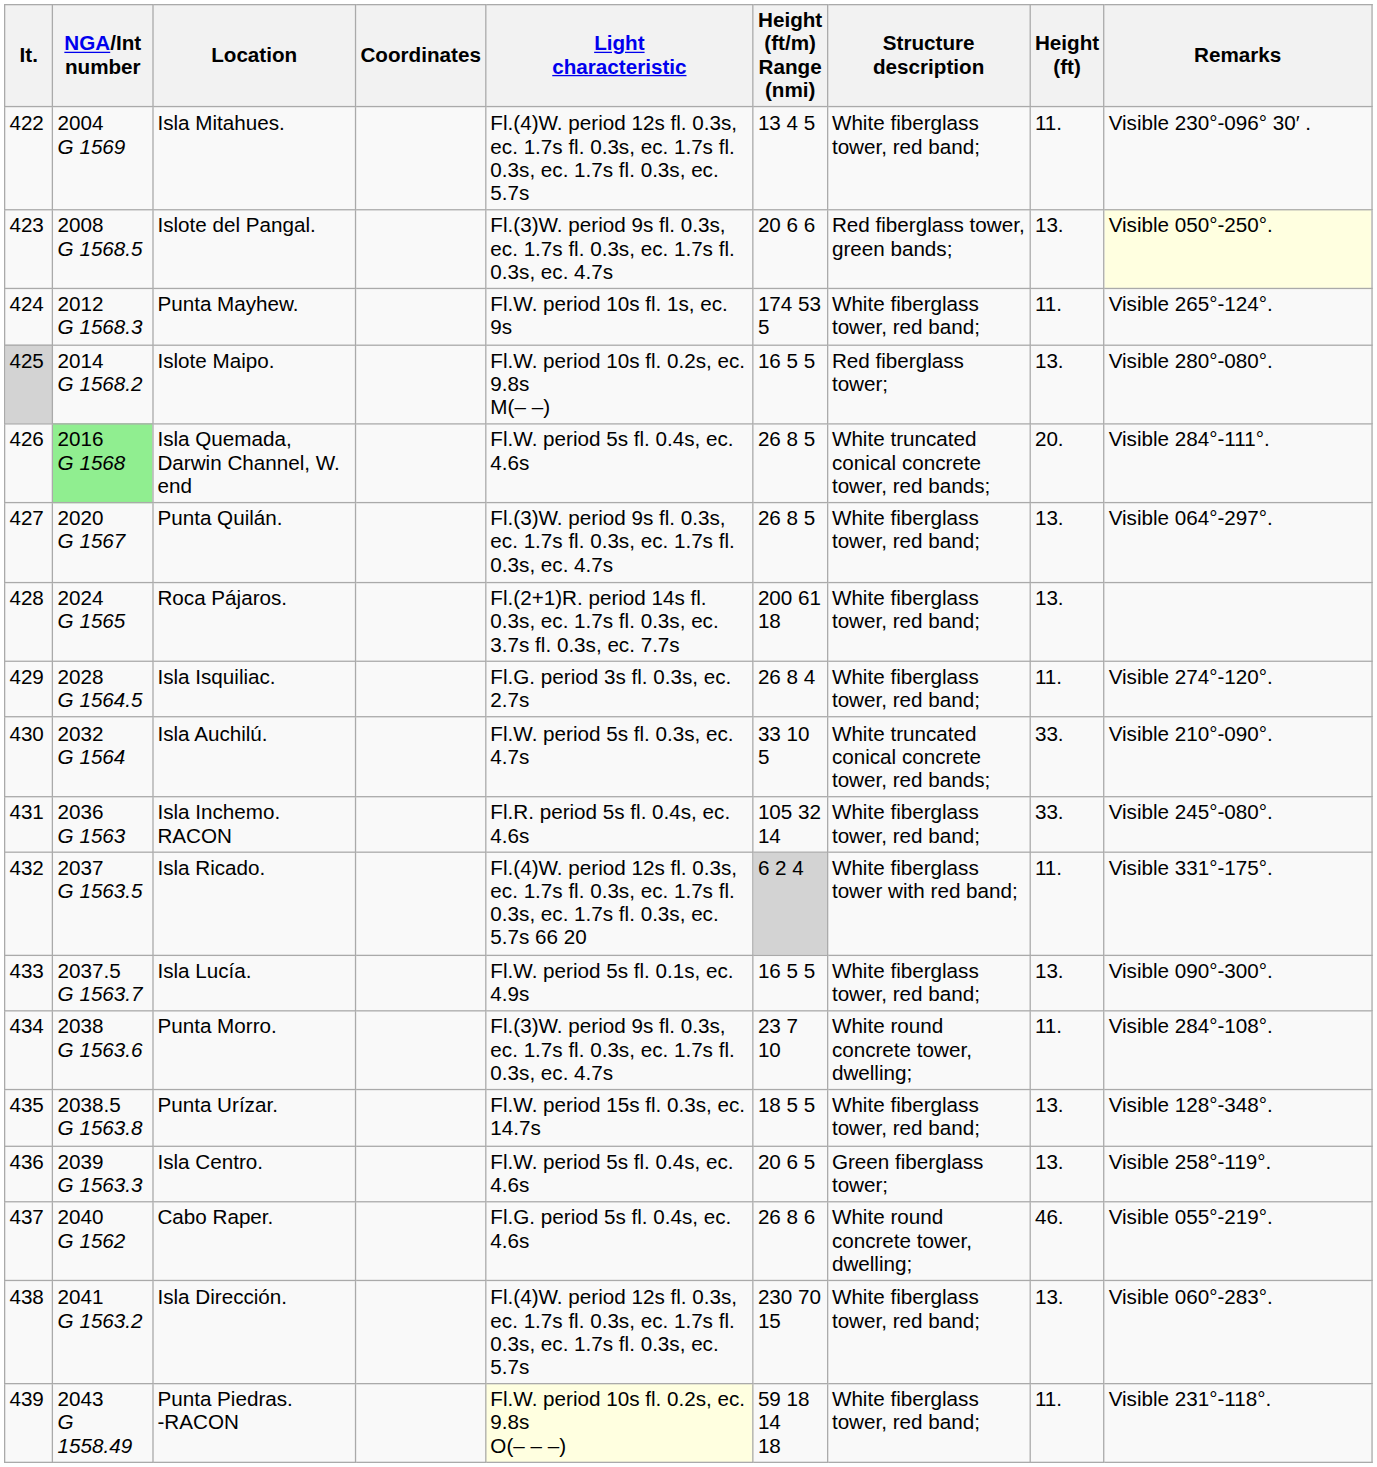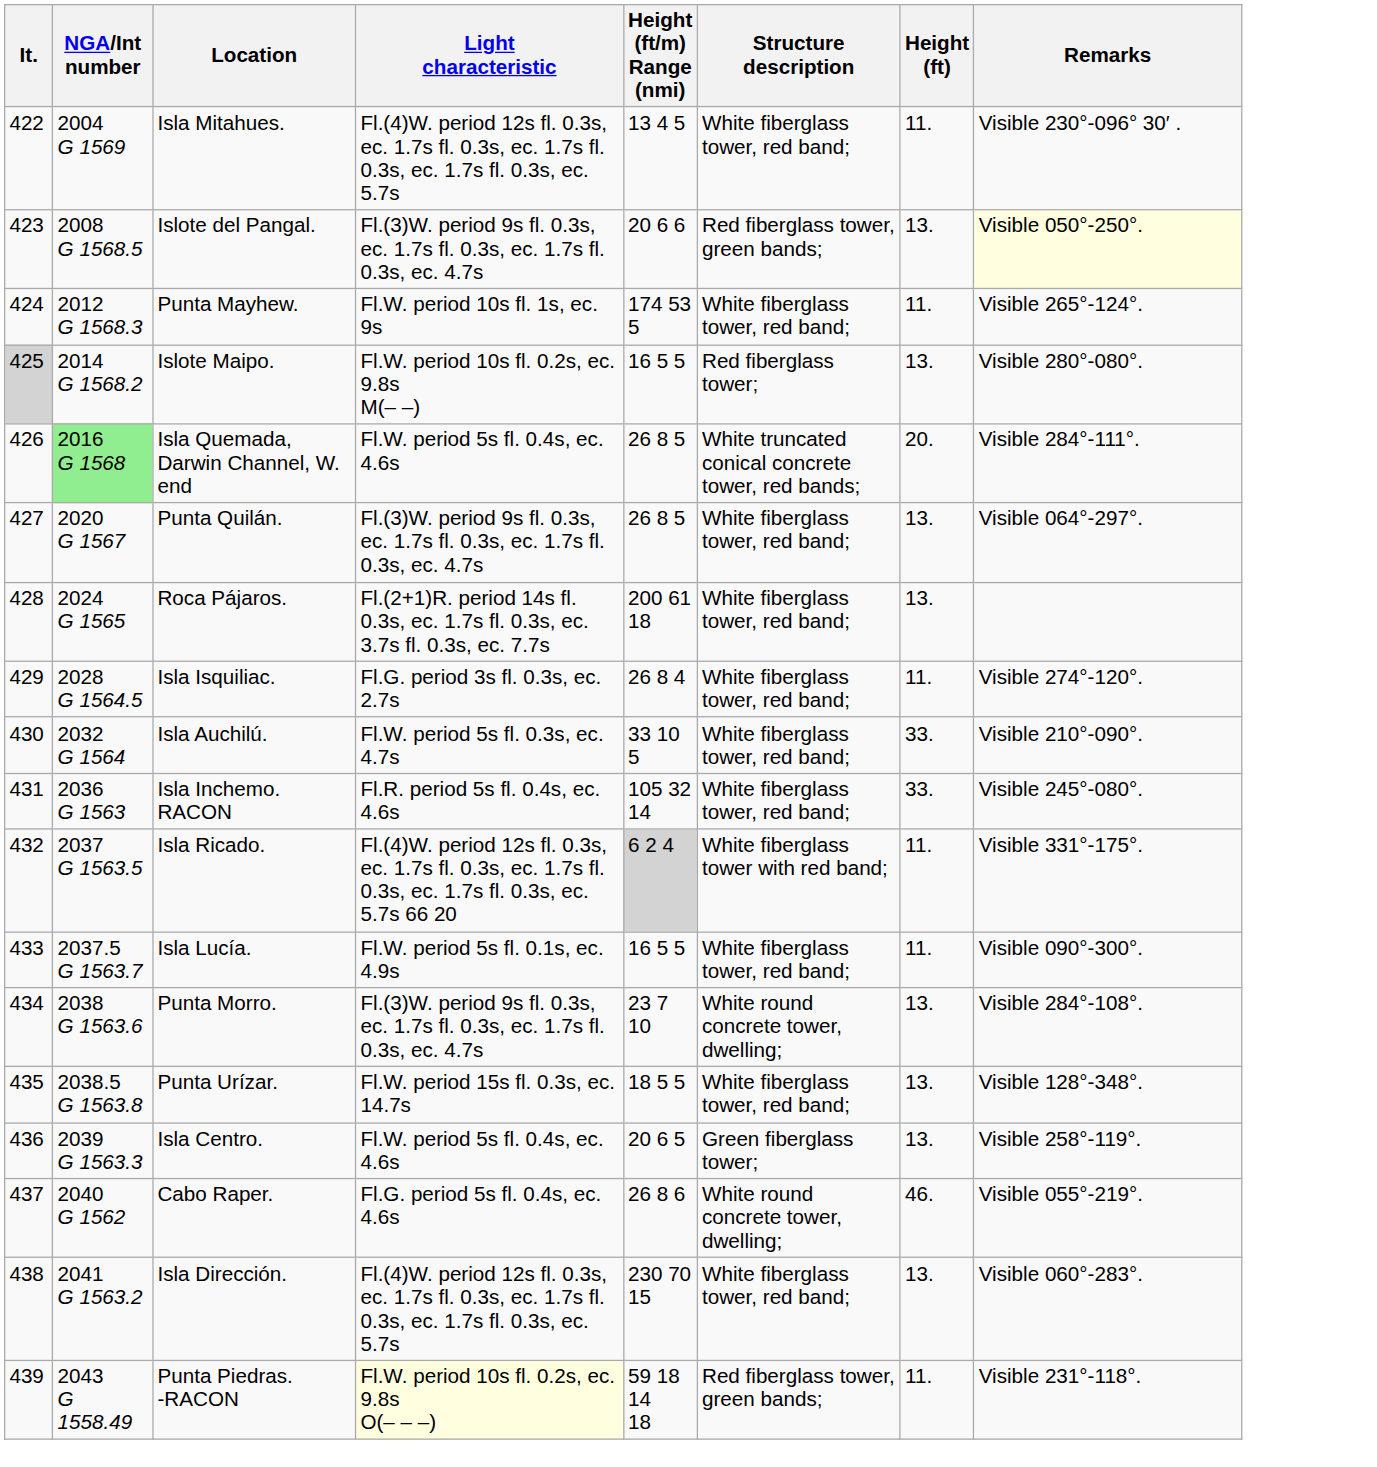- column: (421, 55)
(911, 756) White truncated conical concrete tower, red bands; -> (776, 745) White fiberglass tower, red band;
(1049, 970) 13. -> (919, 947) 11.
(1048, 1026) 11. -> (919, 1003) 13.
(906, 1411) White fiberglass tower, red band; -> (798, 1387) Red fiberglass tower, green bands;
